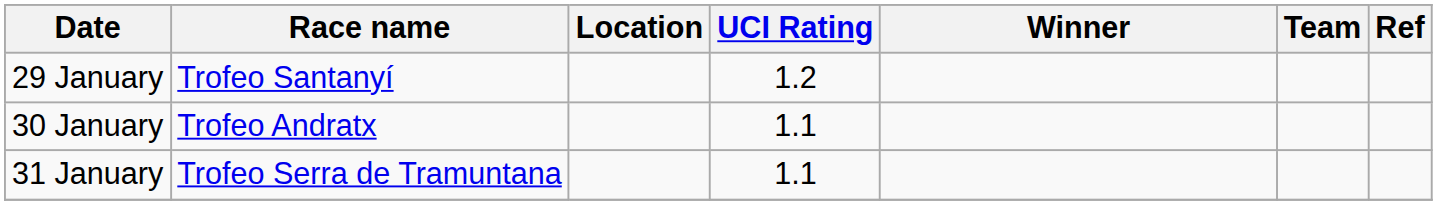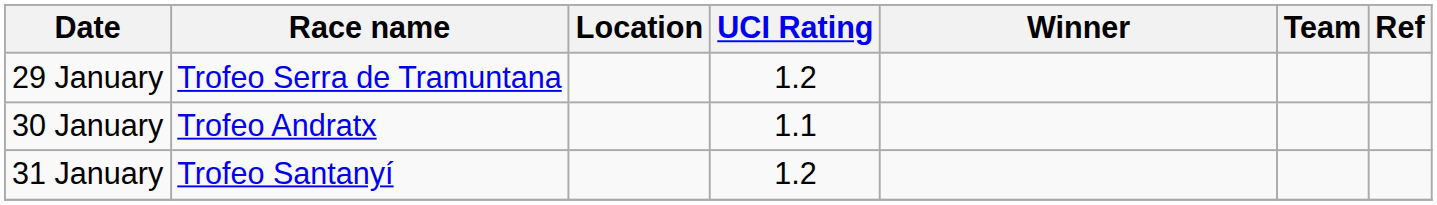(285, 77) Trofeo Santanyí -> (370, 77) Trofeo Serra de Tramuntana
(370, 174) Trofeo Serra de Tramuntana -> (285, 174) Trofeo Santanyí
(795, 174) 1.1 -> (795, 174) 1.2
